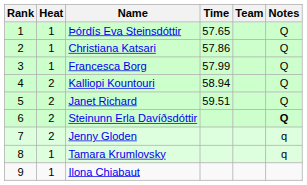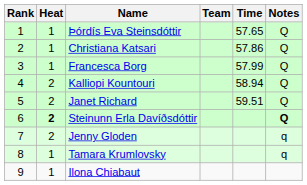columns swapped: (249, 13) <-> (216, 13)
(51, 119) normal -> (51, 119) bold
